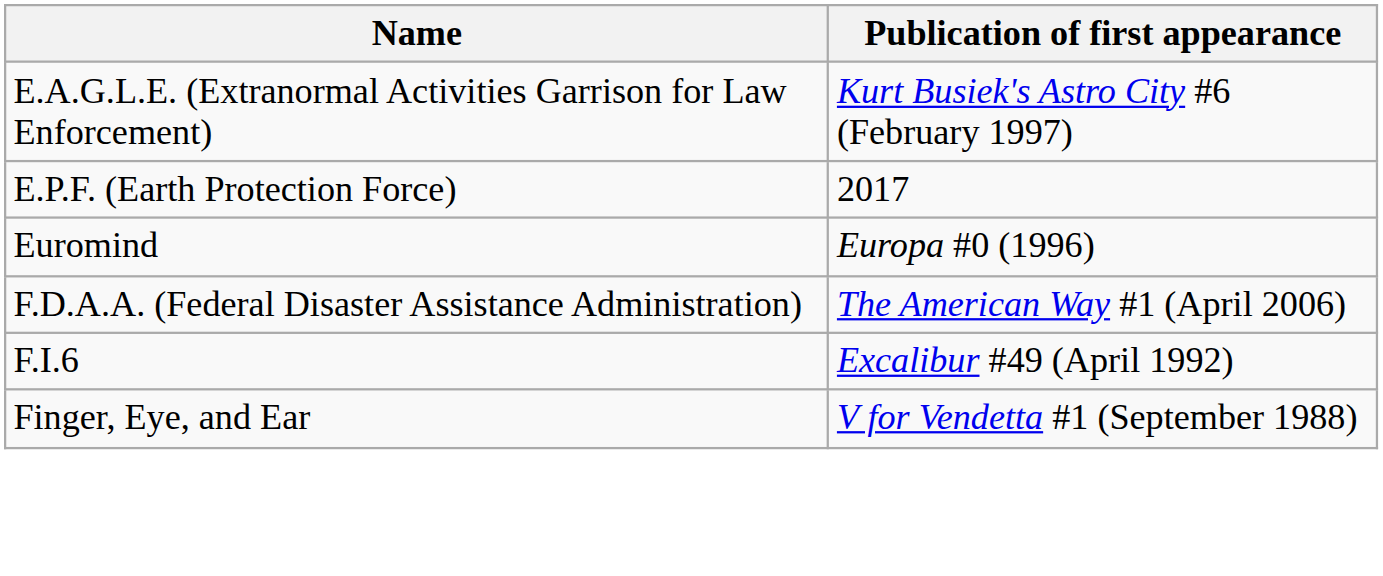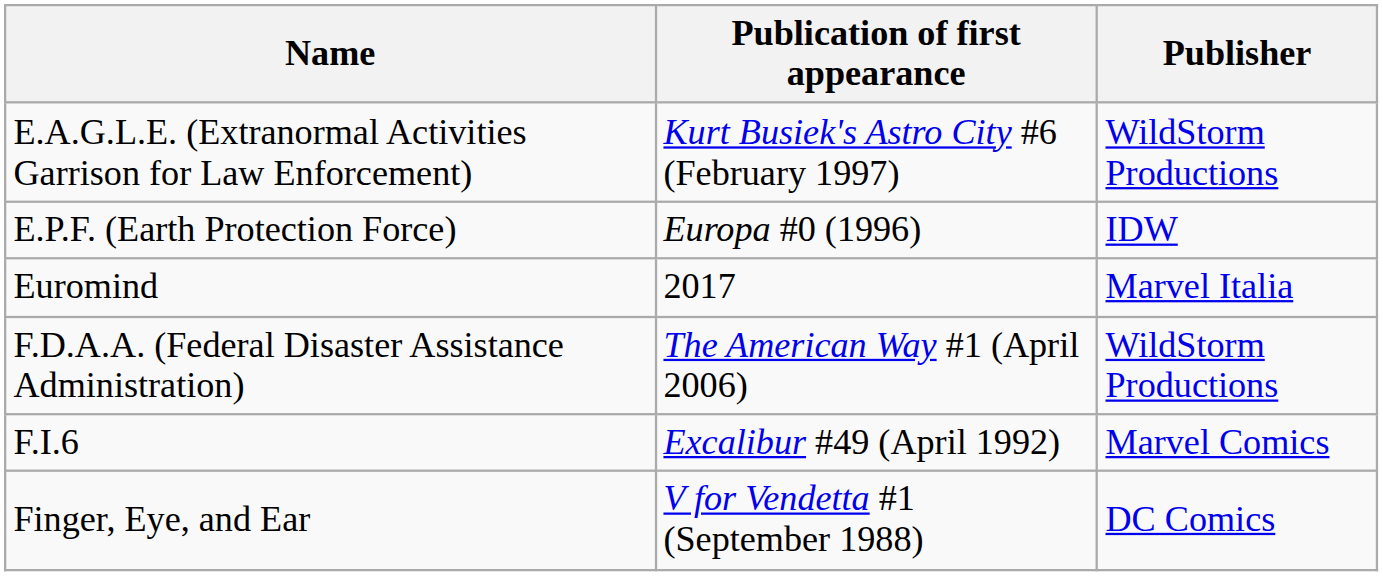+ column: (1237, 53)
(873, 188) 2017 -> (792, 229) Europa #0 (1996)
(966, 245) Europa #0 (1996) -> (700, 286) 2017
